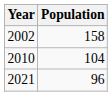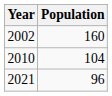(94, 36) 158 -> (94, 36) 160
